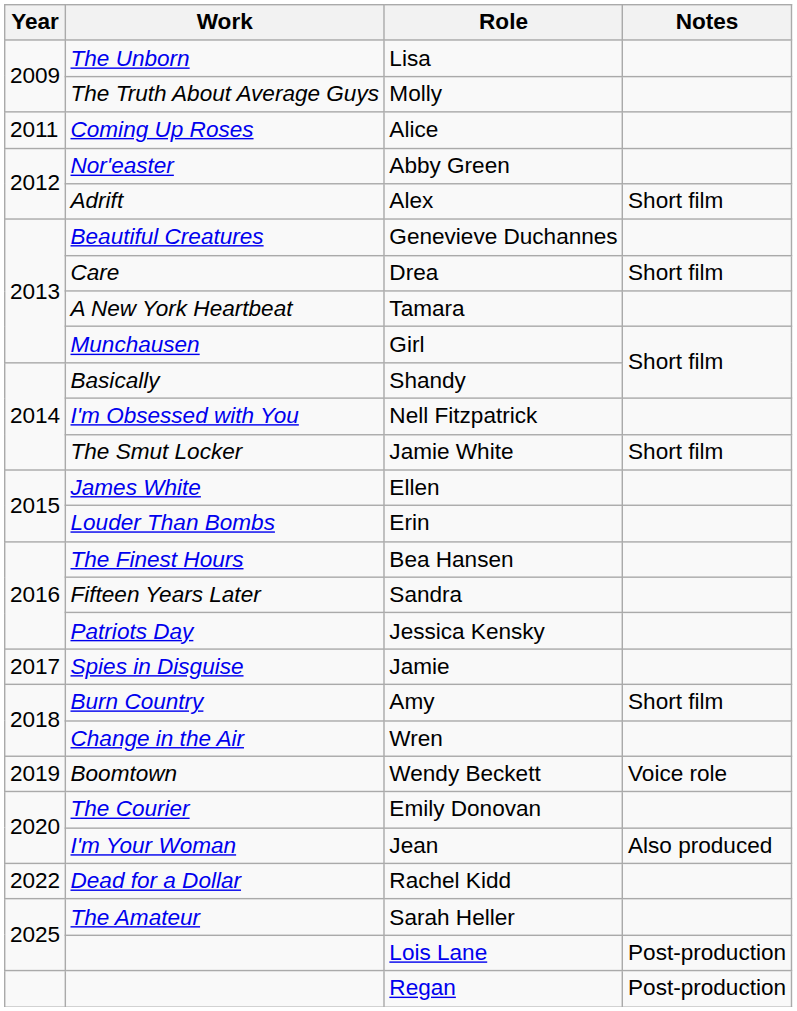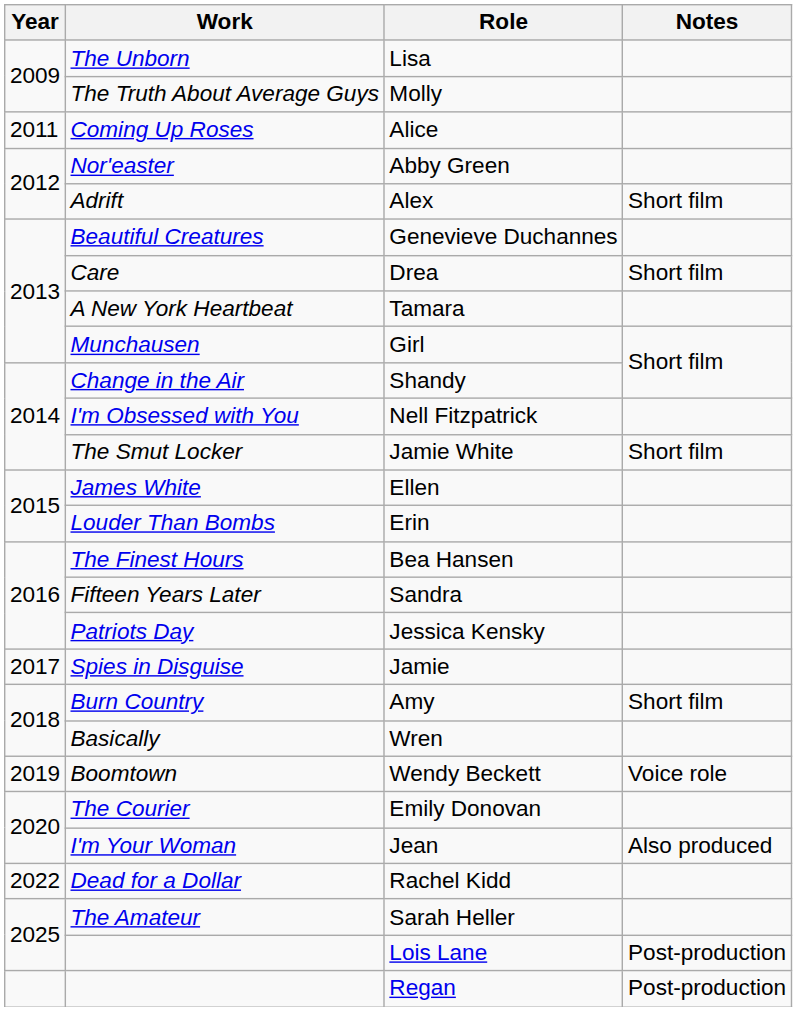(115, 380) Basically -> (157, 380) Change in the Air
(157, 737) Change in the Air -> (115, 737) Basically
